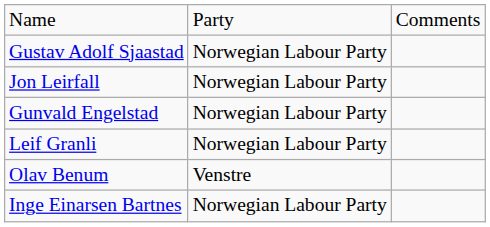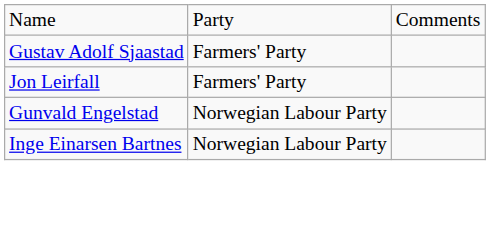(290, 50) Norwegian Labour Party -> (249, 50) Farmers' Party
(290, 81) Norwegian Labour Party -> (249, 81) Farmers' Party
- row: (53, 143)
- row: (59, 174)
